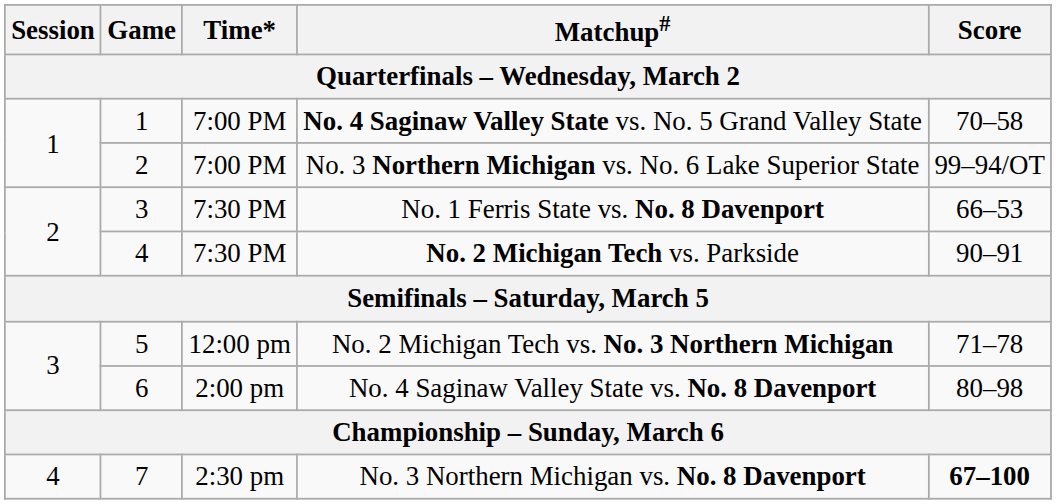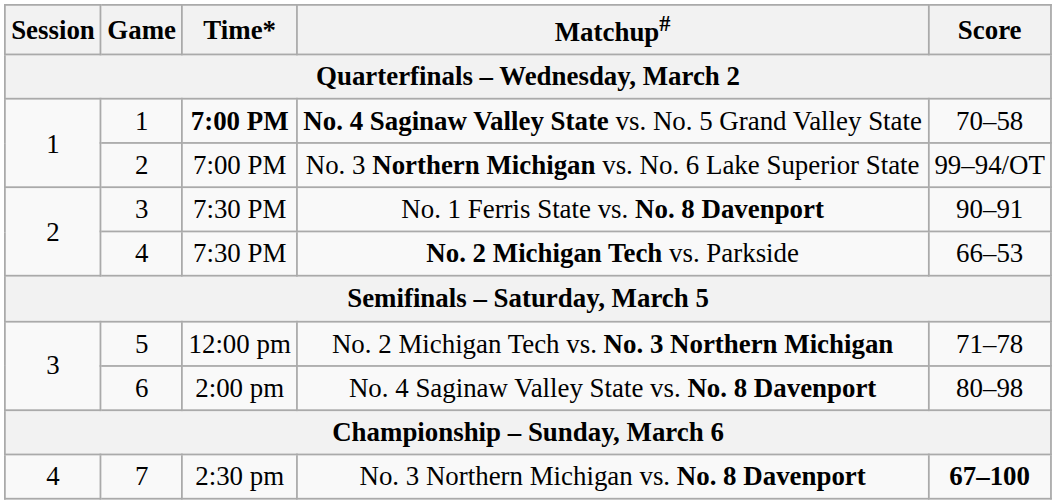(240, 121) normal -> (240, 121) bold
(990, 209) 66–53 -> (990, 209) 90–91
(990, 254) 90–91 -> (990, 254) 66–53
